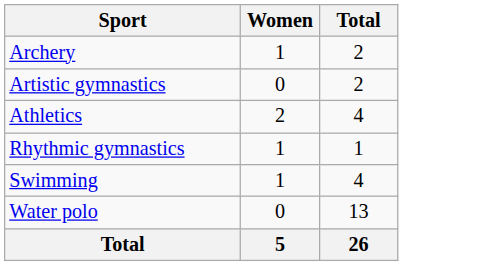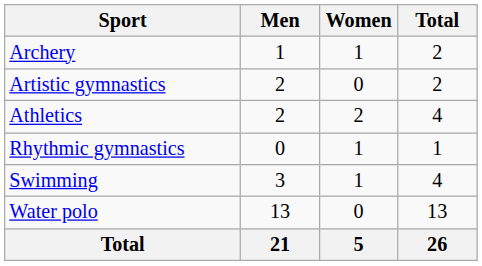+ column: (280, 20)
